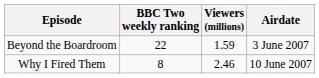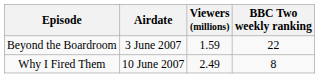columns swapped: (281, 20) <-> (161, 20)
(224, 63) 2.46 -> (210, 63) 2.49
